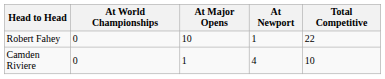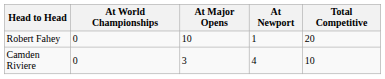(310, 39) 22 -> (310, 39) 20
(184, 60) 1 -> (184, 60) 3
